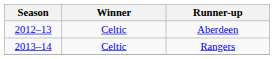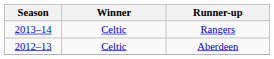rows swapped: (218, 29) <-> (218, 46)
